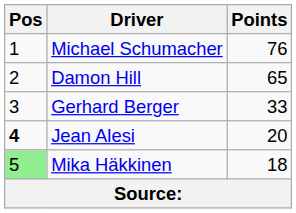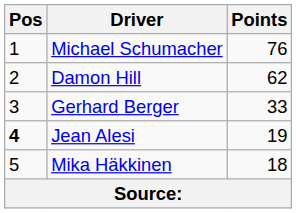(277, 78) 65 -> (277, 78) 62
(277, 136) 20 -> (277, 136) 19
(14, 165) lightgreen background -> (14, 165) no background
